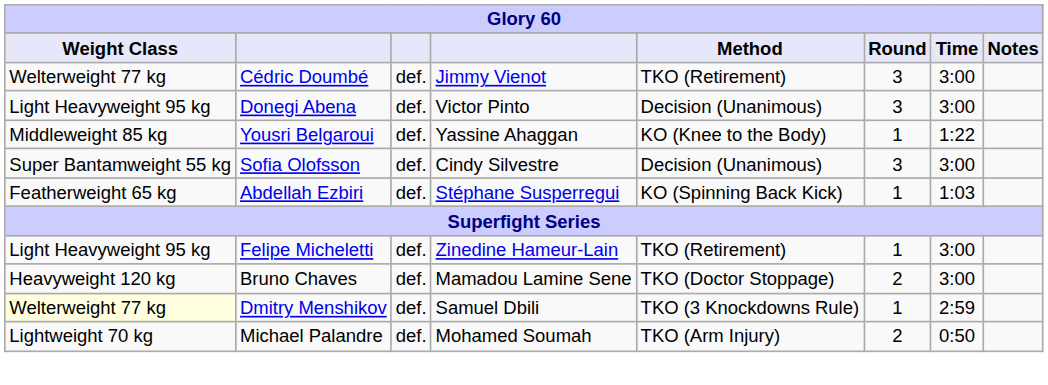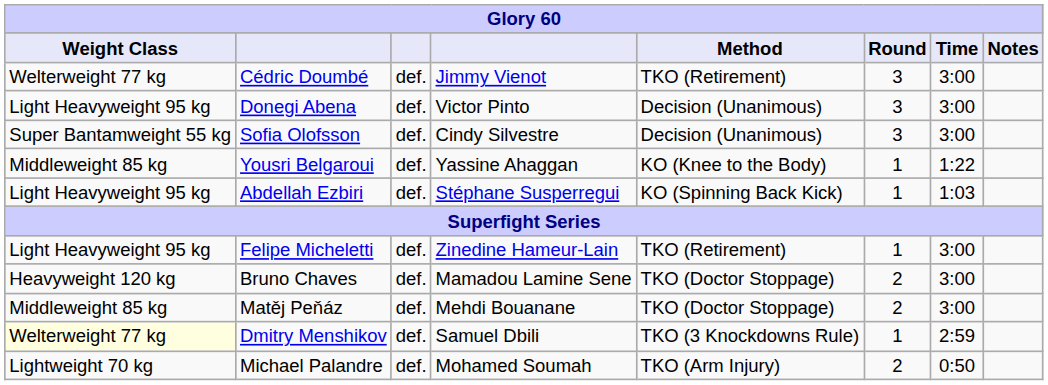rows swapped: (307, 135) <-> (300, 164)
(93, 192) Featherweight 65 kg -> (110, 192) Light Heavyweight 95 kg
+ row: (291, 308)
